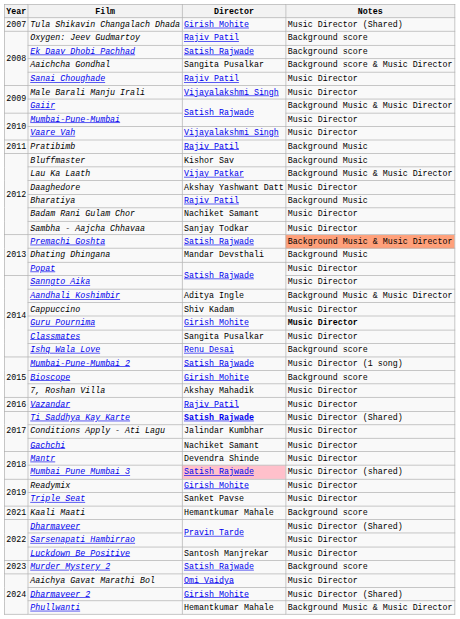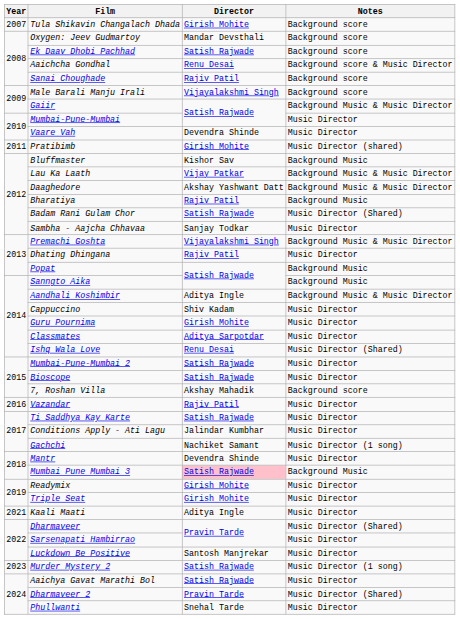(345, 25) Music Director (Shared) -> (328, 25) Background score
(211, 38) Rajiv Patil -> (224, 38) Mandar Devsthali
(224, 65) Sangita Pusalkar -> (209, 65) Renu Desai
(323, 79) Music Director -> (328, 79) Background score
(323, 92) Music Director -> (328, 92) Background score
(231, 133) Vijayalakshmi Singh -> (221, 133) Devendra Shinde
(211, 147) Rajiv Patil -> (216, 147) Girish Mohite
(328, 147) Background Music -> (345, 147) Music Director (shared)
(323, 187) Music Director -> (370, 187) Background Music & Music Director
(221, 214) Nachiket Samant -> (219, 214) Satish Rajwade
(323, 214) Music Director -> (345, 214) Music Director (Shared)
(219, 242) Satish Rajwade -> (231, 242) Vijayalakshmi Singh
(370, 242) lightsalmon background -> (370, 242) no background
(224, 255) Mandar Devsthali -> (211, 255) Rajiv Patil
(328, 255) Background Music -> (323, 255) Music Director
(323, 269) Music Director -> (328, 269) Background Music
(323, 282) Music Director -> (328, 282) Background Music
(323, 323) bold -> (323, 323) normal
(224, 337) Sangita Pusalkar -> (224, 337) Aditya Sarpotdar
(328, 350) Background score -> (345, 350) Music Director (Shared)
(345, 364) Music Director (1 song) -> (323, 364) Music Director
(216, 377) Girish Mohite -> (219, 377) Satish Rajwade
(328, 377) Background score -> (323, 377) Music Director
(323, 391) Music Director -> (328, 391) Background score
(219, 418) bold -> (219, 418) normal
(345, 418) Music Director (Shared) -> (323, 418) Music Director
(323, 445) Music Director -> (345, 445) Music Director (1 song)
(345, 472) Music Director (shared) -> (328, 472) Background Music
(214, 499) Sanket Pavse -> (216, 499) Girish Mohite
(229, 513) Hemantkumar Mahale -> (214, 513) Aditya Ingle
(328, 513) Background score -> (323, 513) Music Director
(328, 567) Background score -> (345, 567) Music Director (1 song)
(209, 581) Omi Vaidya -> (219, 581) Satish Rajwade
(216, 594) Girish Mohite -> (214, 594) Pravin Tarde
(229, 608) Hemantkumar Mahale -> (214, 608) Snehal Tarde
(370, 608) Background Music & Music Director -> (323, 608) Music Director
